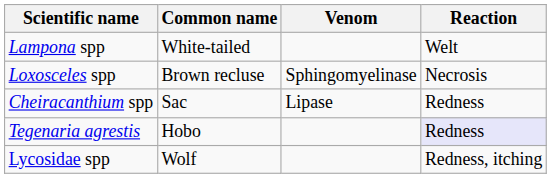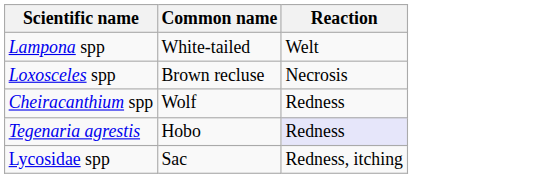- column: (351, 18)
(174, 103) Sac -> (179, 103) Wolf
(179, 159) Wolf -> (174, 159) Sac
